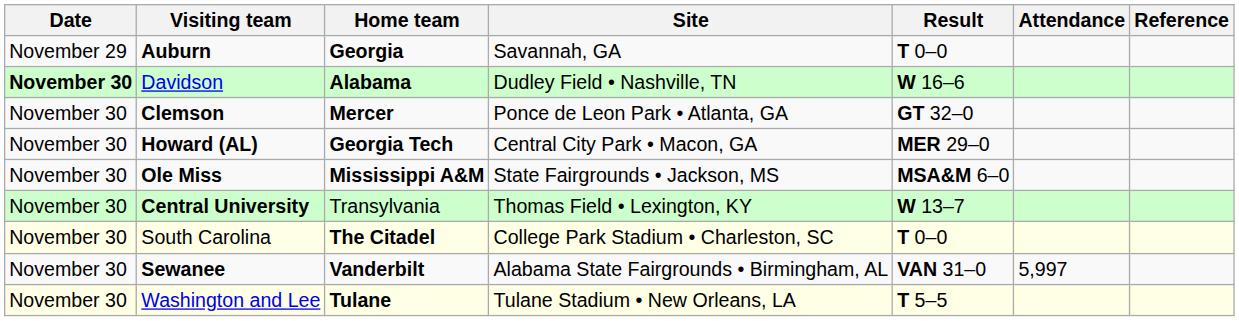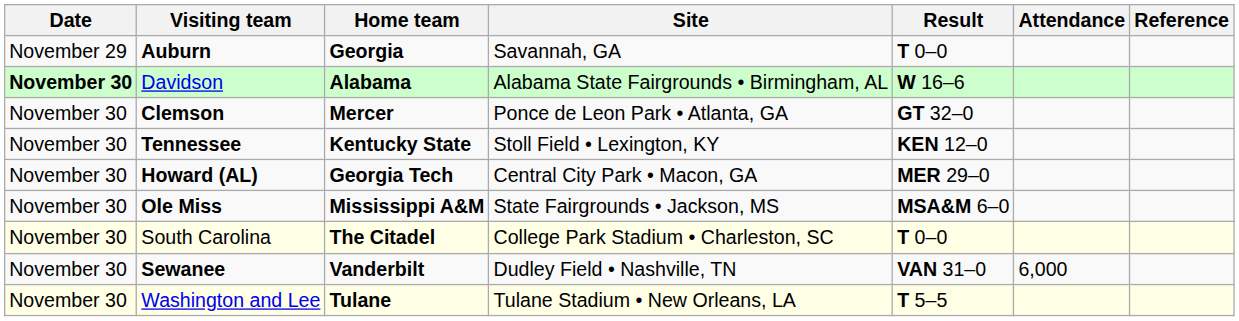(615, 82) Dudley Field • Nashville, TN -> (691, 82) Alabama State Fairgrounds • Birmingham, AL
+ row: (191, 145)
- row: (225, 207)
(691, 269) Alabama State Fairgrounds • Birmingham, AL -> (615, 269) Dudley Field • Nashville, TN
(1043, 269) 5,997 -> (1043, 269) 6,000
